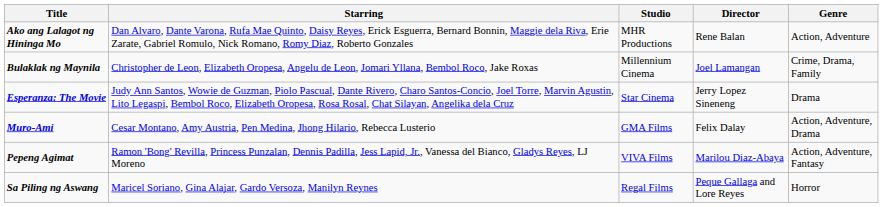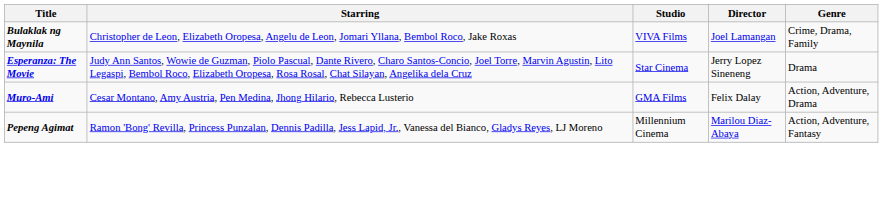- row: (50, 37)
(646, 67) Millennium Cinema -> (661, 37) VIVA Films
(647, 157) VIVA Films -> (660, 127) Millennium Cinema
- row: (53, 188)
